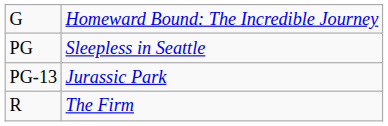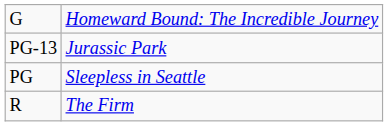rows swapped: (21, 47) <-> (33, 76)
